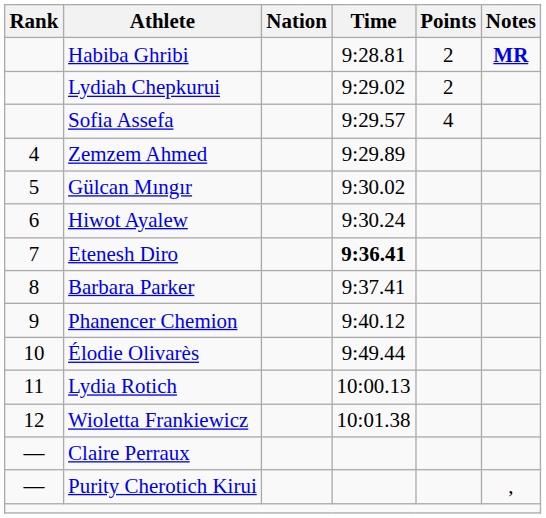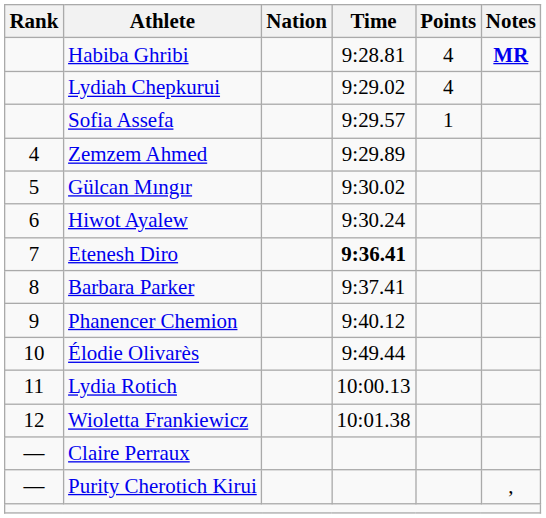(448, 54) 2 -> (448, 54) 4
(448, 87) 2 -> (448, 87) 4
(448, 120) 4 -> (448, 120) 1
